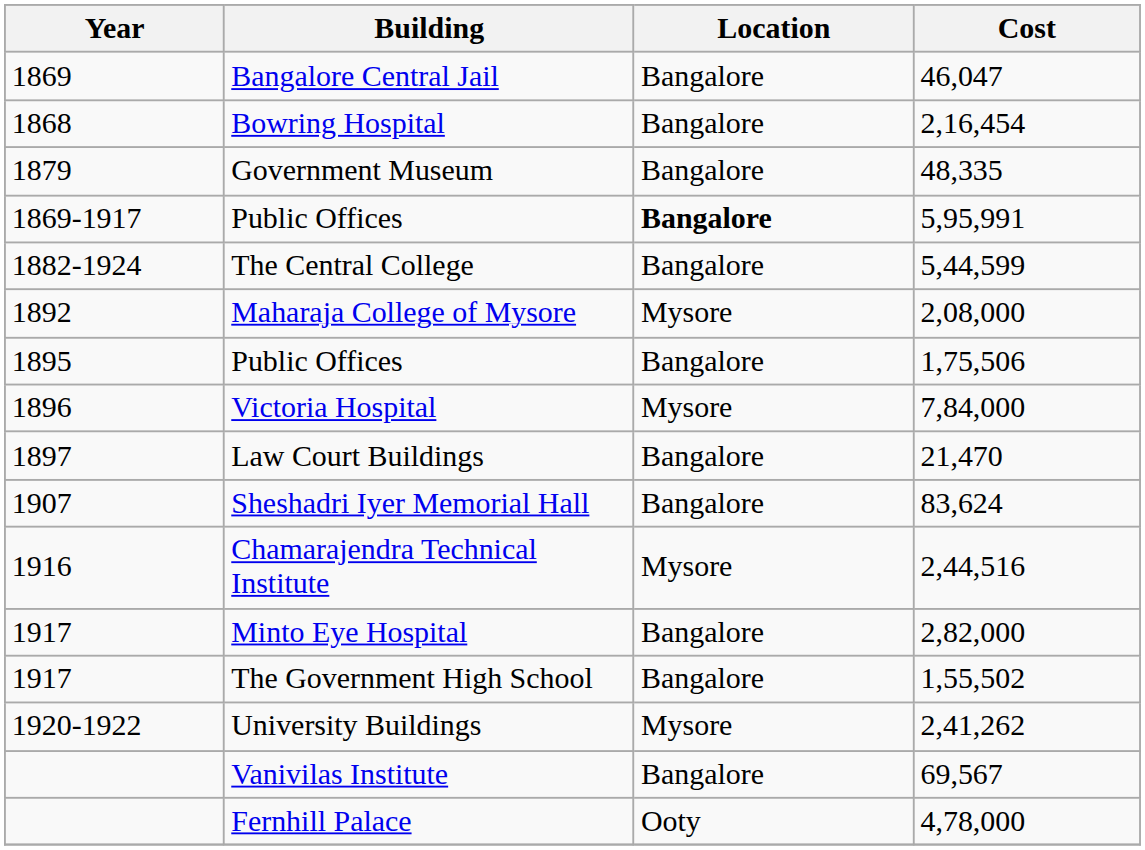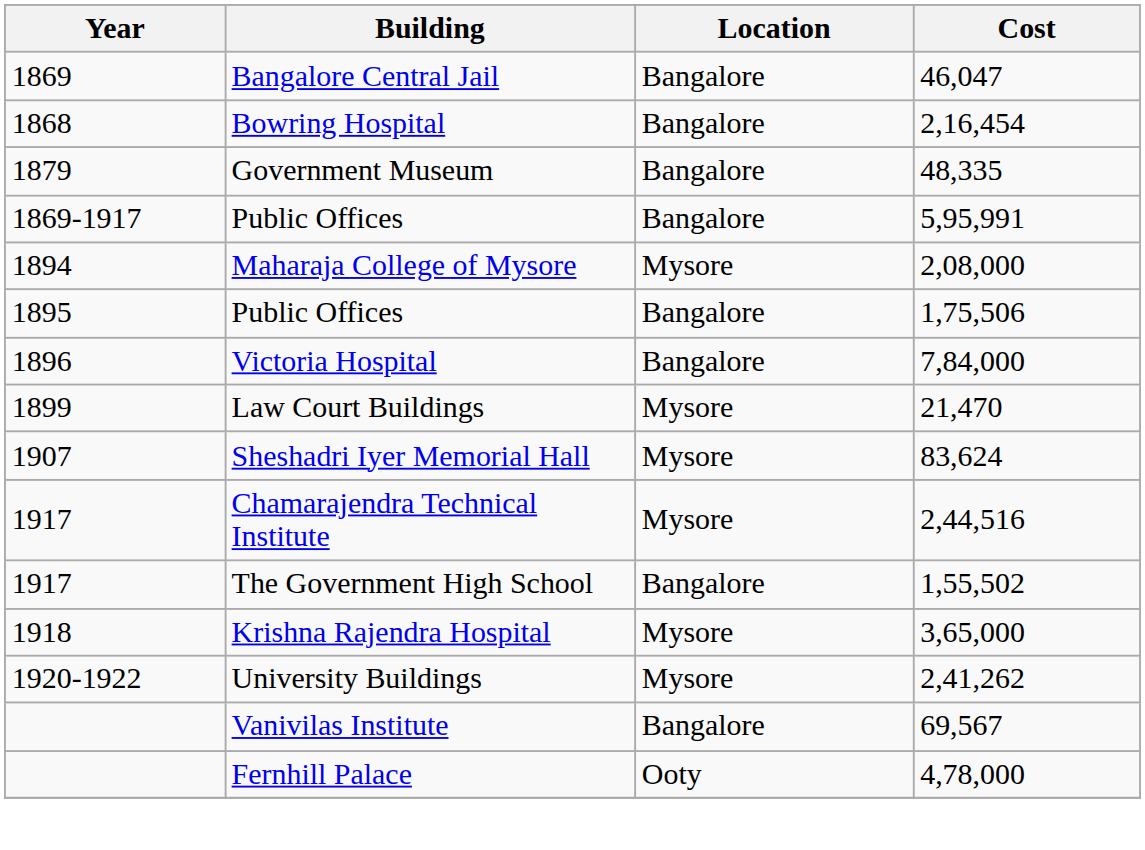(706, 218) bold -> (703, 218) normal
- row: (353, 265)
(42, 312) 1892 -> (42, 265) 1894
(687, 407) Mysore -> (703, 360) Bangalore
(42, 455) 1897 -> (42, 407) 1899
(702, 455) Bangalore -> (688, 407) Mysore
(702, 502) Bangalore -> (688, 455) Mysore
(42, 567) 1916 -> (42, 519) 1917
- row: (349, 631)
+ row: (391, 631)
